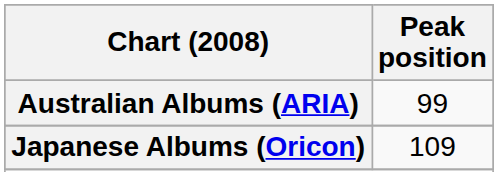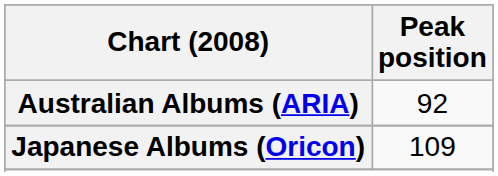(432, 102) 99 -> (432, 102) 92
